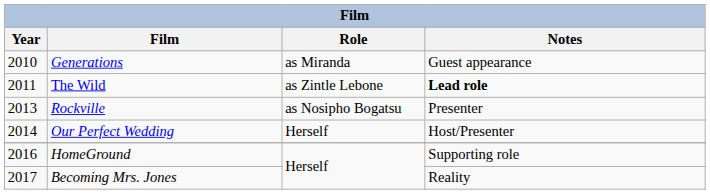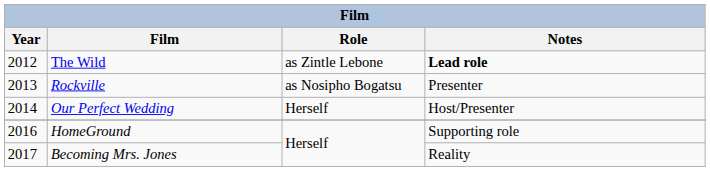- row: (87, 62)
(22, 85) 2011 -> (22, 62) 2012
